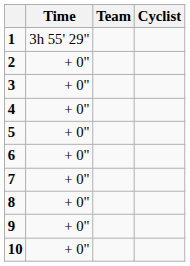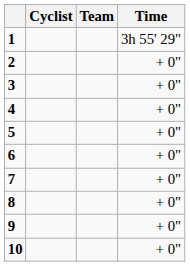columns swapped: (159, 16) <-> (59, 16)
